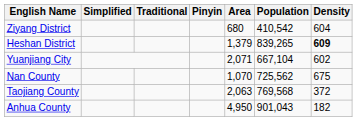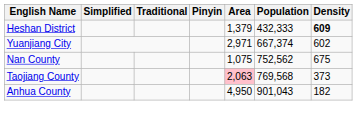- row: (39, 28)
(275, 44) 839,265 -> (275, 28) 432,333
(240, 60) 2,071 -> (240, 44) 2,971
(275, 60) 667,104 -> (275, 44) 667,374
(240, 76) 1,070 -> (240, 60) 1,075
(275, 76) 725,562 -> (275, 60) 752,562
(240, 92) no background -> (240, 76) pink background
(322, 92) 372 -> (322, 76) 373
